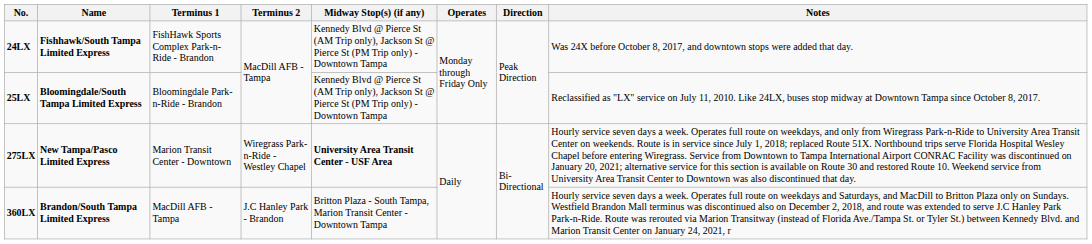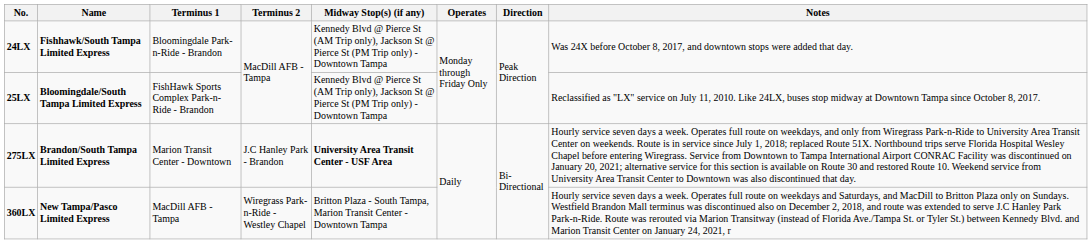(187, 47) FishHawk Sports Complex Park-n-Ride - Brandon -> (193, 47) Bloomingdale Park-n-Ride - Brandon
(193, 98) Bloomingdale Park-n-Ride - Brandon -> (187, 98) FishHawk Sports Complex Park-n-Ride - Brandon
(79, 156) New Tampa/Pasco Limited Express -> (88, 156) Brandon/South Tampa Limited Express
(275, 156) Wiregrass Park-n-Ride - Westley Chapel -> (276, 156) J.C Hanley Park - Brandon
(88, 213) Brandon/South Tampa Limited Express -> (79, 213) New Tampa/Pasco Limited Express
(276, 213) J.C Hanley Park - Brandon -> (275, 213) Wiregrass Park-n-Ride - Westley Chapel
